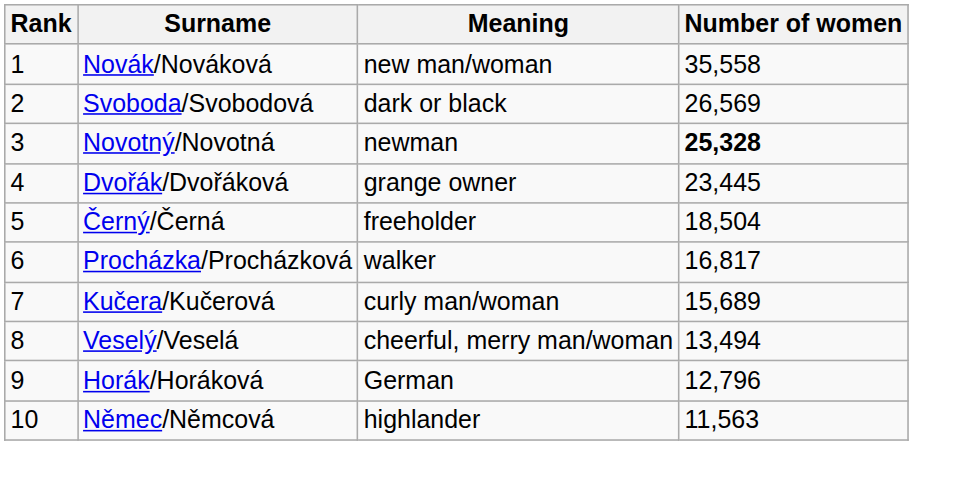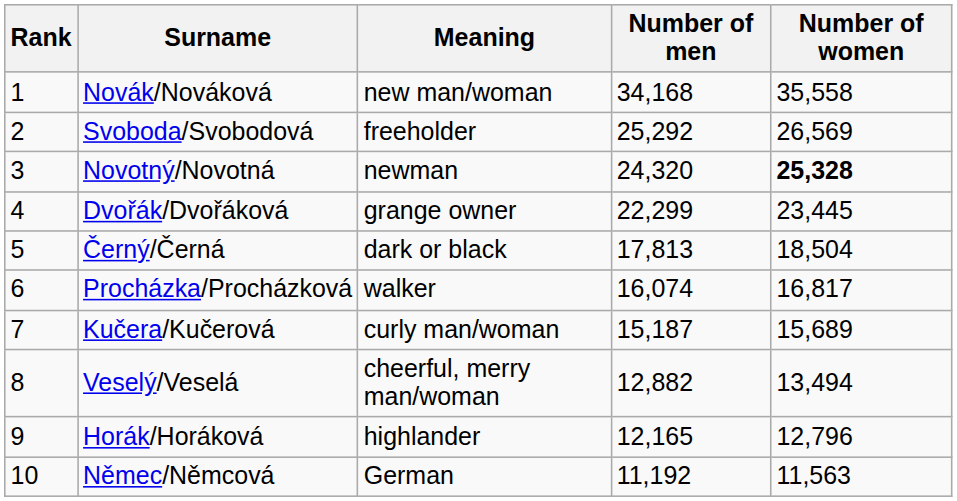+ column: (691, 38)
(435, 103) dark or black -> (420, 131) freeholder
(420, 222) freeholder -> (435, 250) dark or black
(409, 380) German -> (422, 436) highlander
(422, 420) highlander -> (409, 476) German
